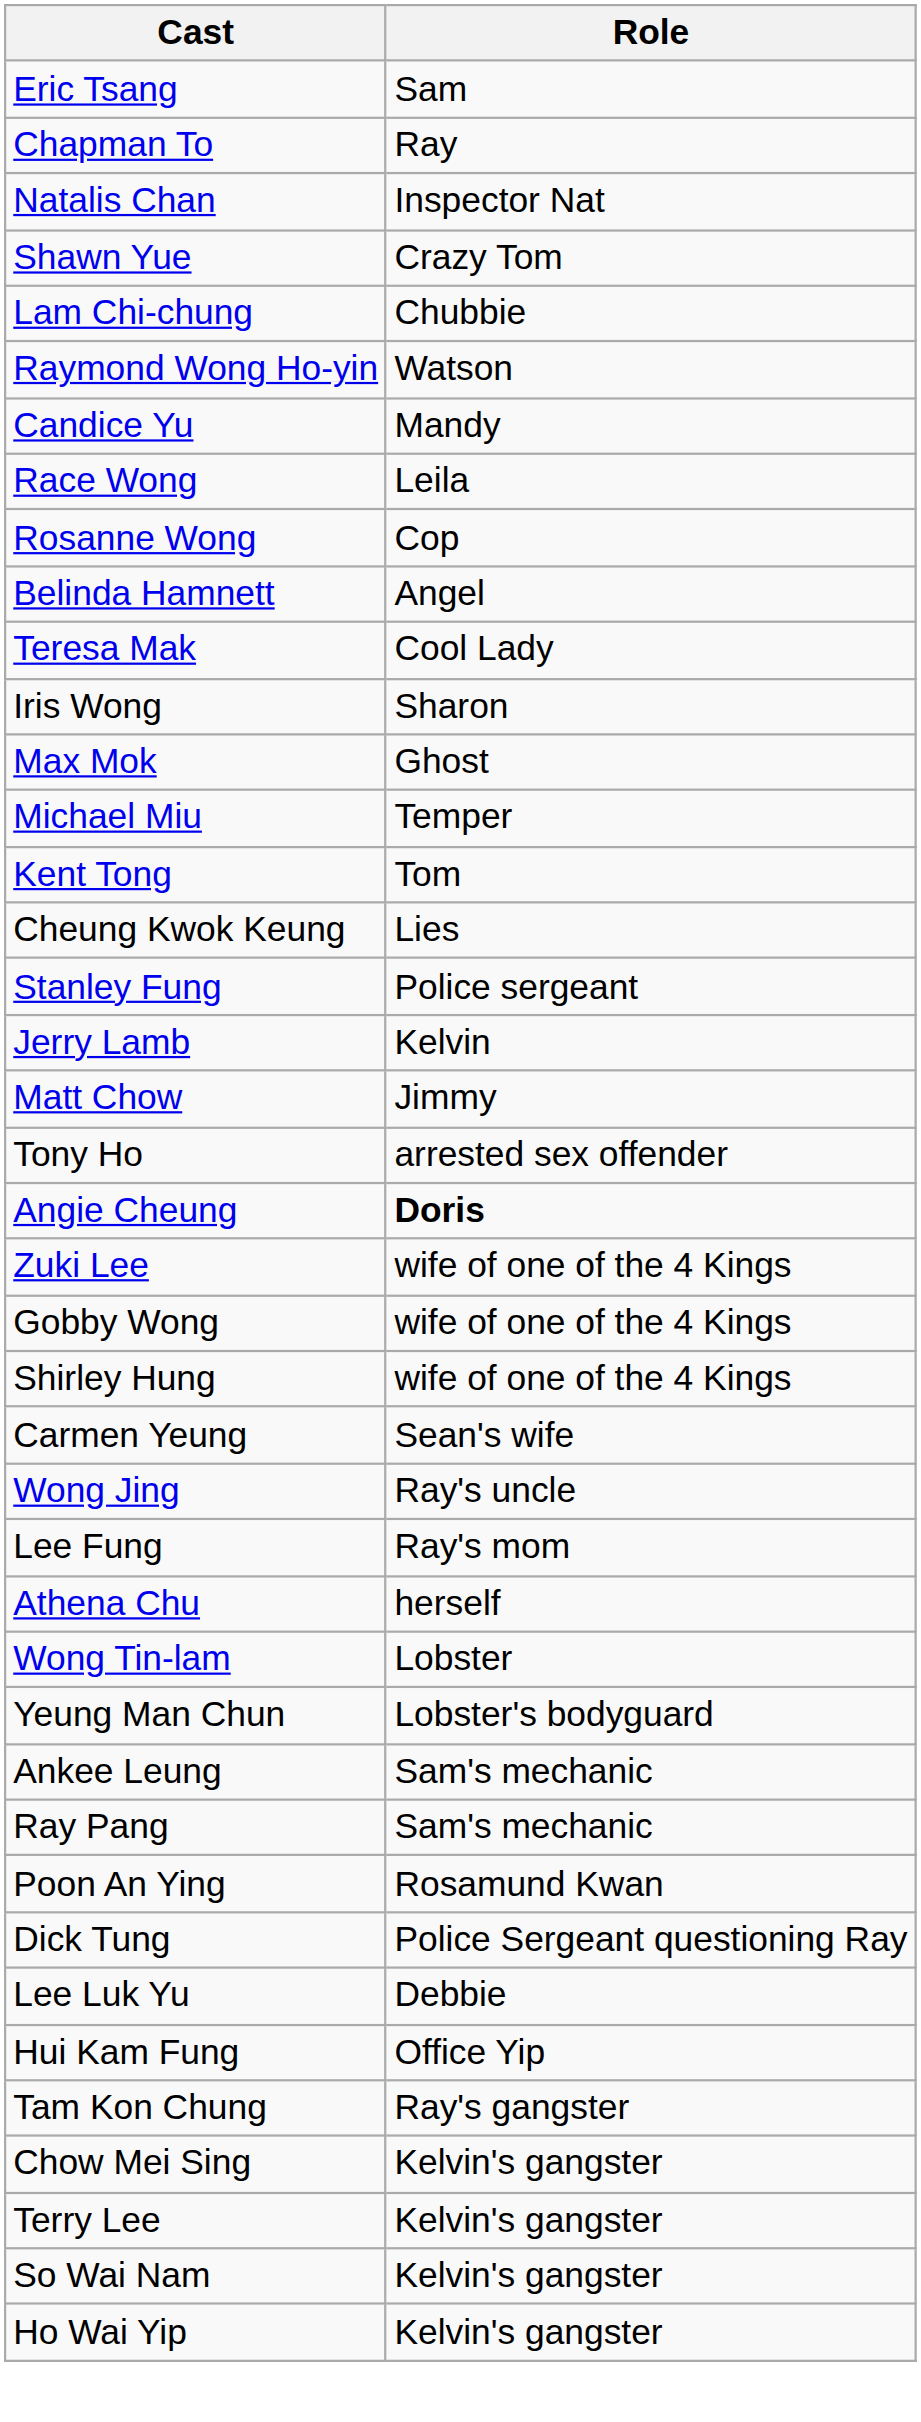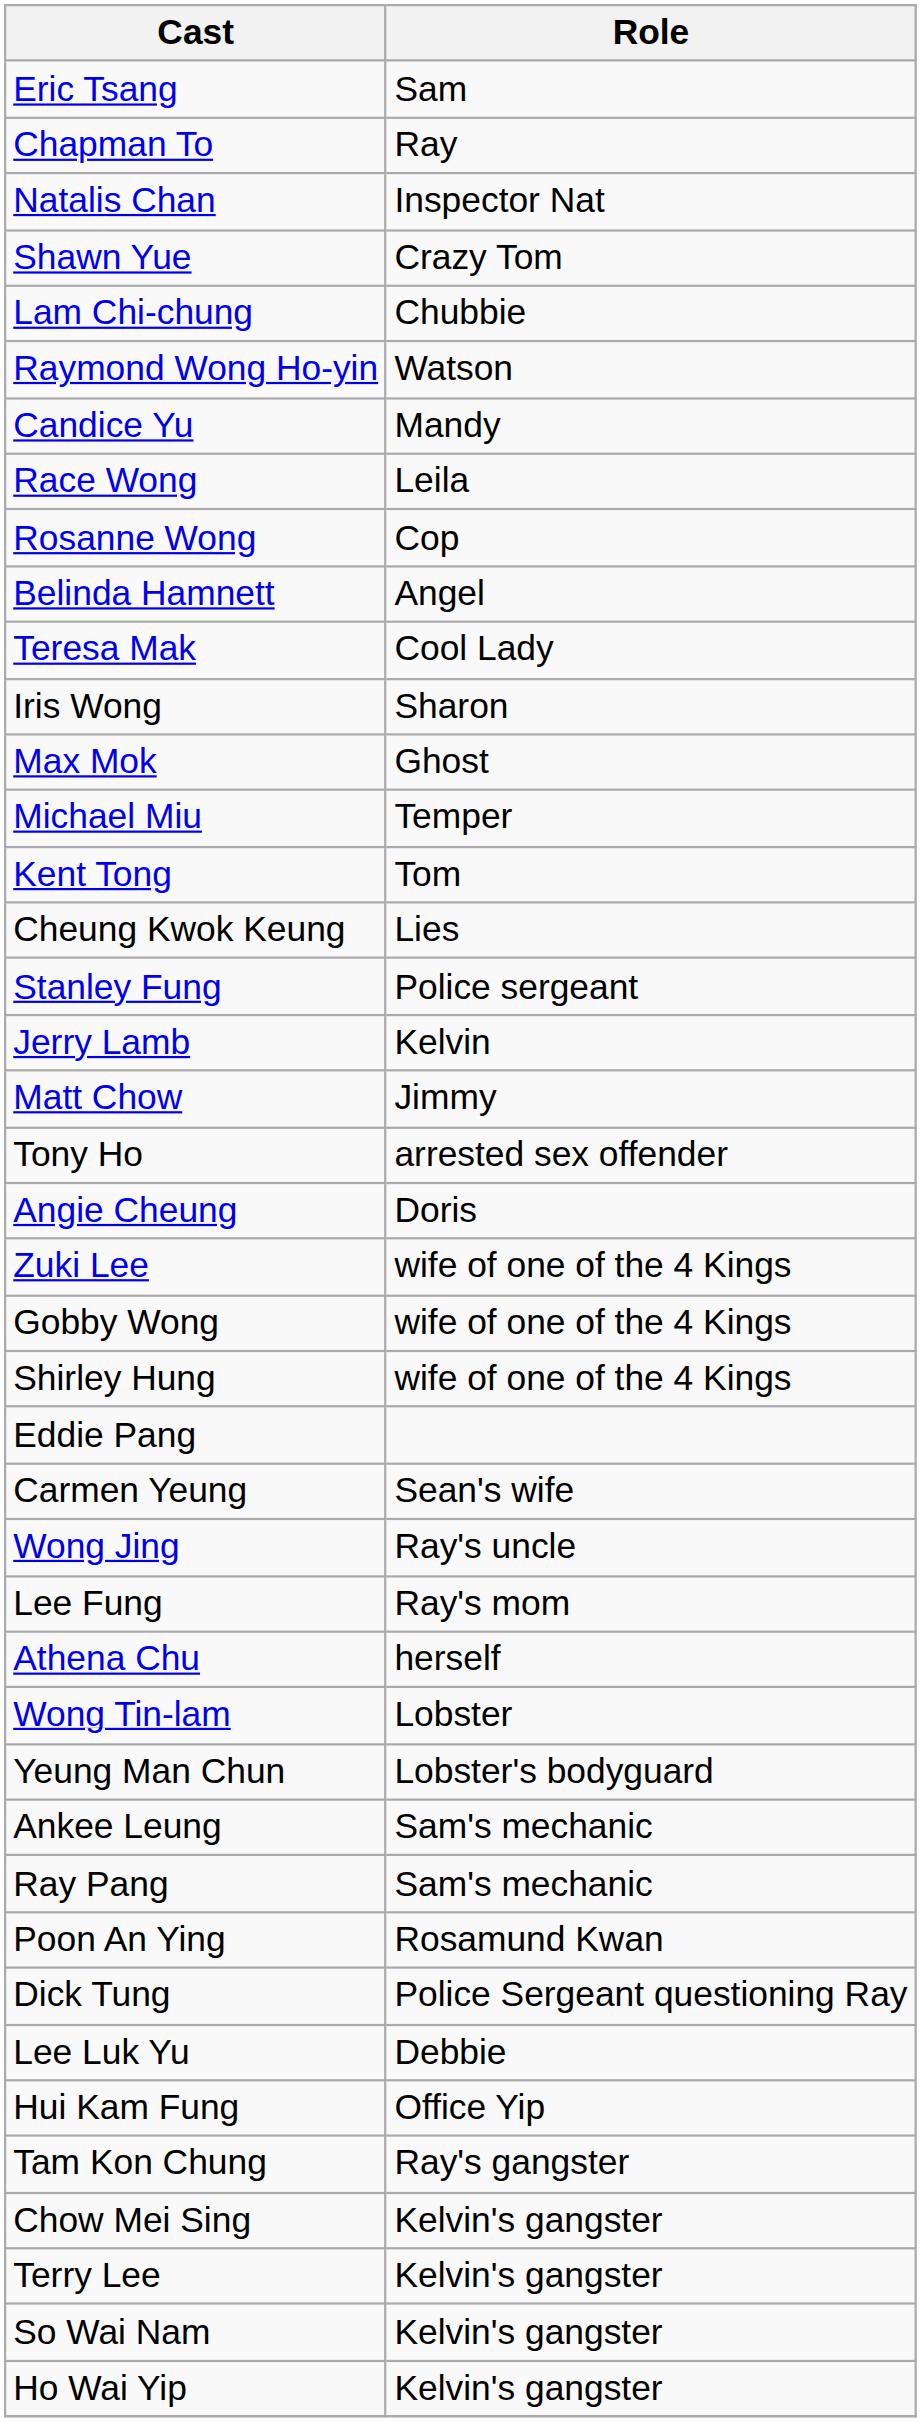(440, 1210) bold -> (436, 1210) normal
+ row: (105, 1434)
